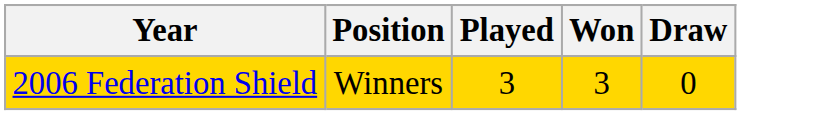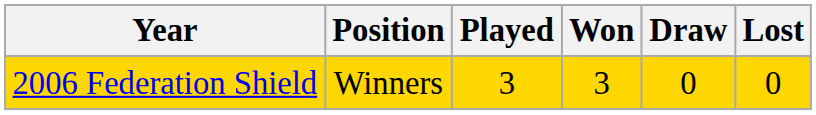+ column: (773, 30)
